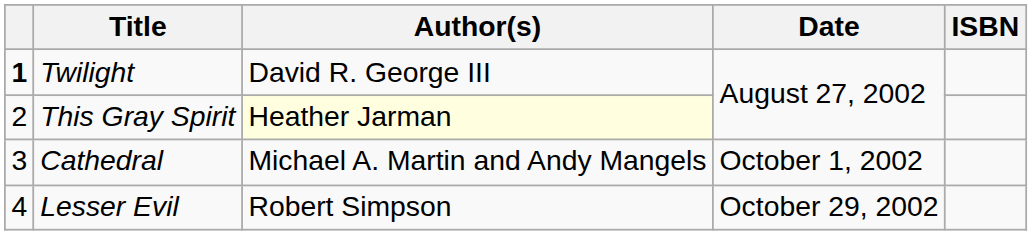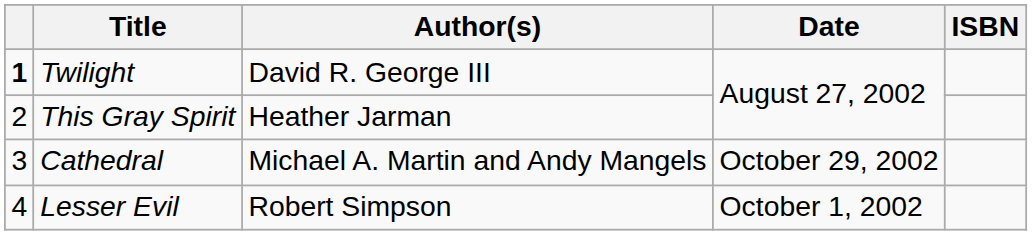(350, 116) lightyellow background -> (350, 116) no background
(821, 161) October 1, 2002 -> (829, 161) October 29, 2002
(829, 206) October 29, 2002 -> (821, 206) October 1, 2002
